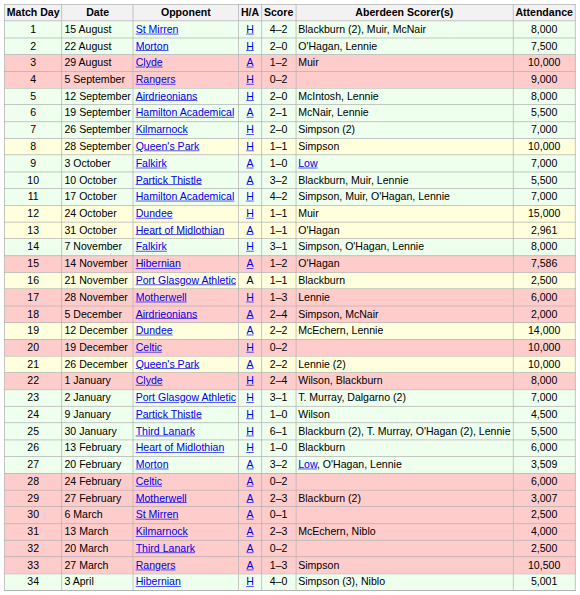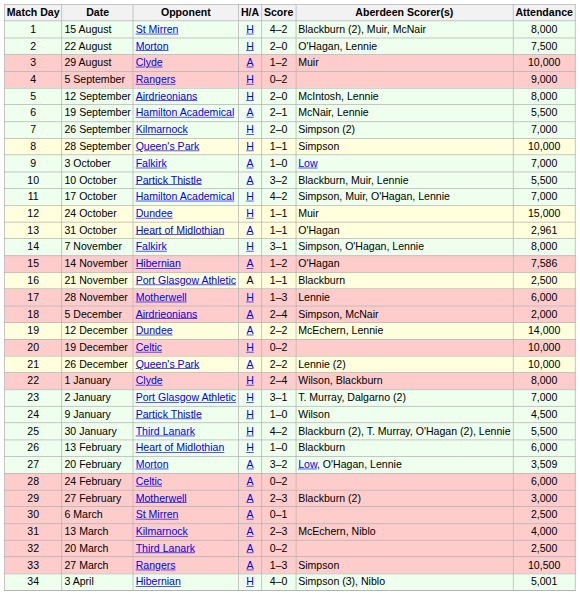(279, 431) 6–1 -> (279, 431) 4–2
(544, 498) 3,007 -> (544, 498) 3,000
